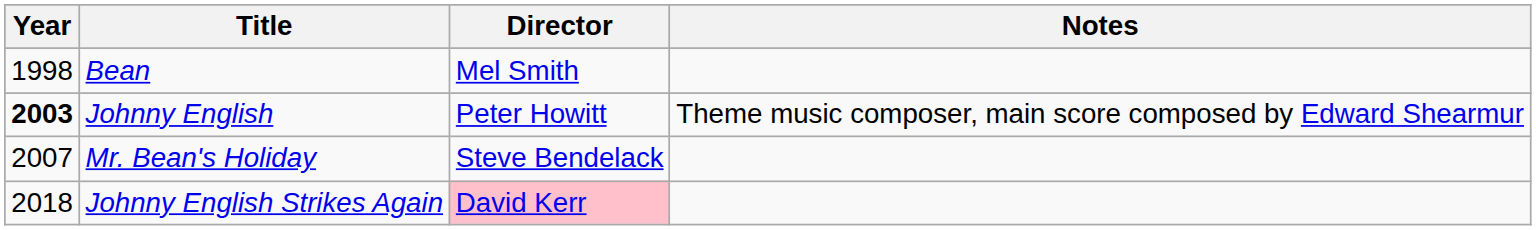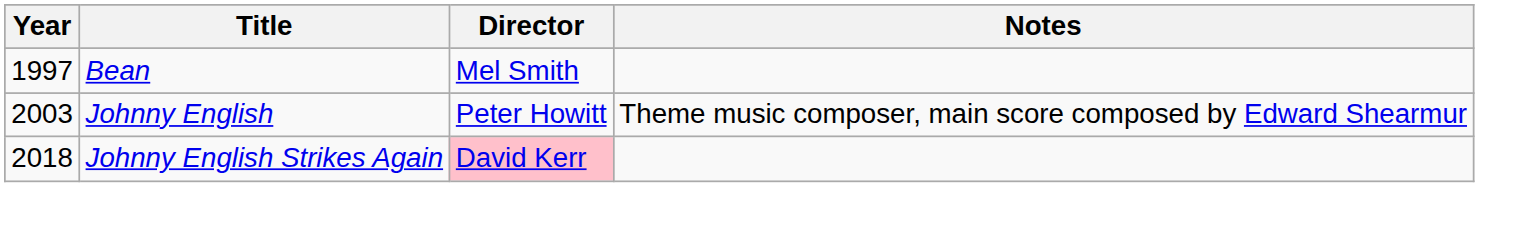(42, 70) 1998 -> (42, 70) 1997
(42, 114) bold -> (42, 114) normal
- row: (201, 158)
